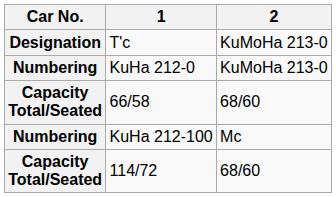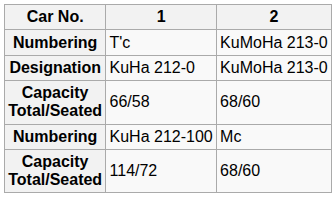(55, 42) Designation -> (55, 42) Numbering
(55, 67) Numbering -> (55, 67) Designation
